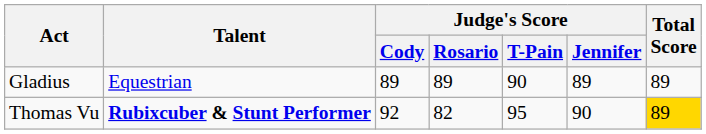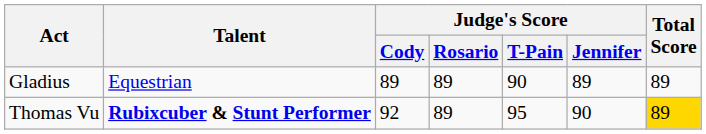(443, 112) 82 -> (443, 112) 89
